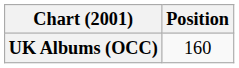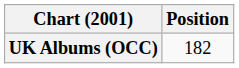(198, 47) 160 -> (198, 47) 182
